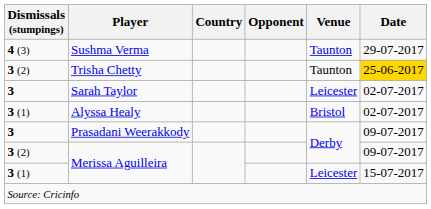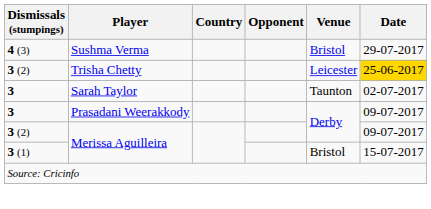(331, 49) Taunton -> (327, 49) Bristol
(331, 70) Taunton -> (333, 70) Leicester
(333, 91) Leicester -> (331, 91) Taunton
- row: (19, 111)
(333, 173) Leicester -> (327, 152) Bristol
